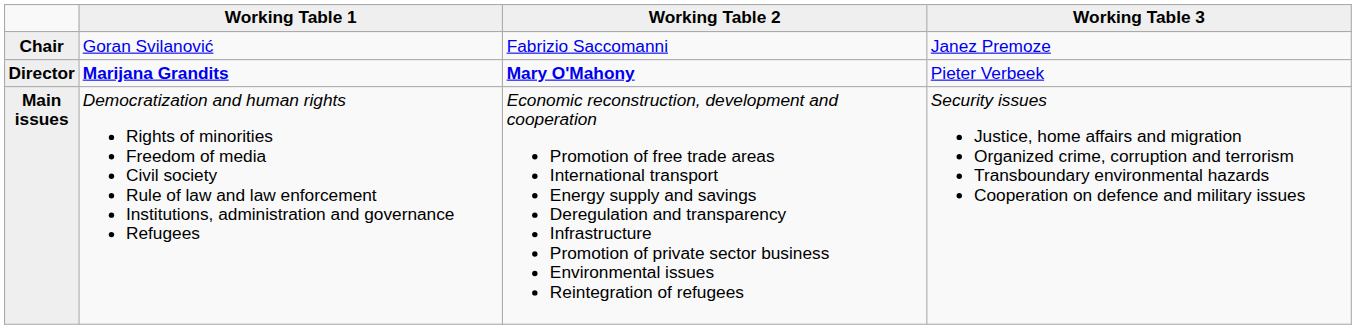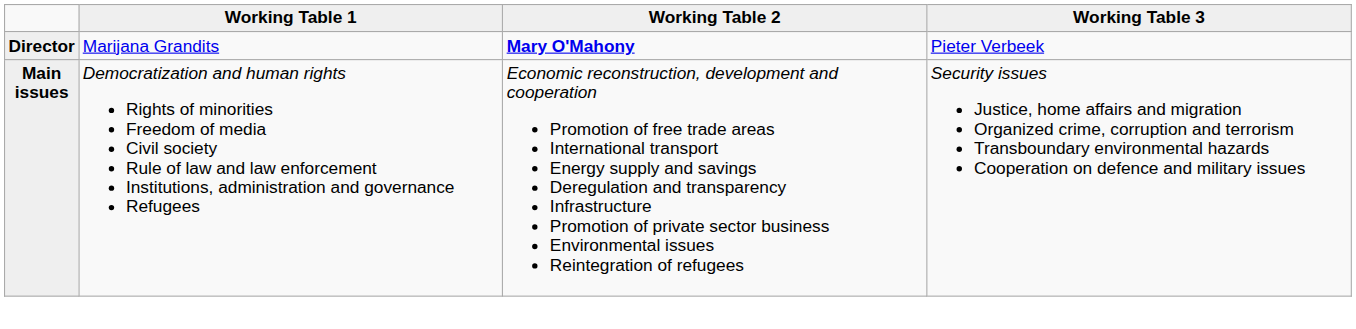- row: (42, 45)
(156, 73) bold -> (151, 45) normal
